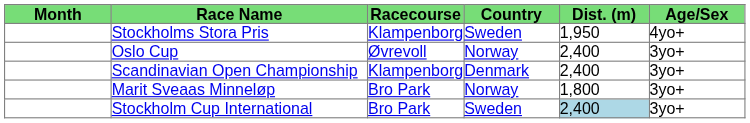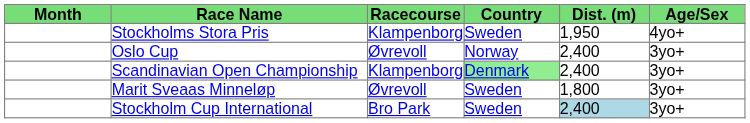(497, 71) no background -> (497, 71) lightgreen background
(399, 89) Bro Park -> (397, 89) Øvrevoll
(491, 89) Norway -> (493, 89) Sweden
